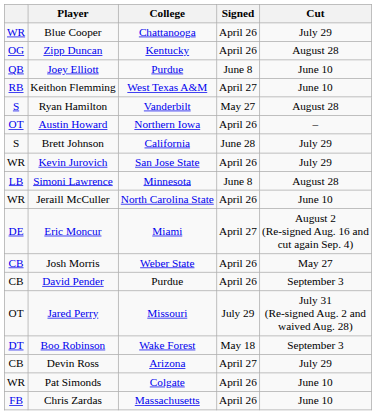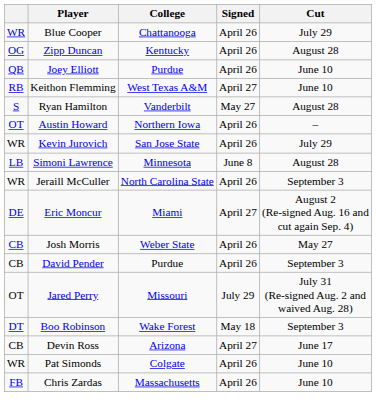(238, 69) June 8 -> (238, 69) April 26
- row: (73, 143)
(315, 199) June 10 -> (315, 180) September 3
(315, 363) July 29 -> (315, 345) June 17
